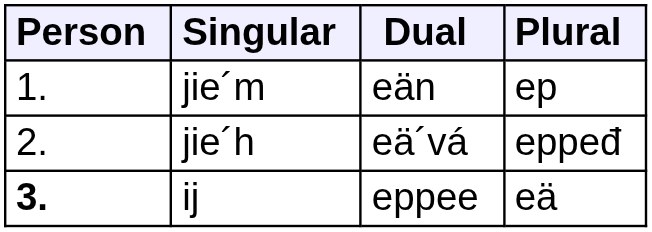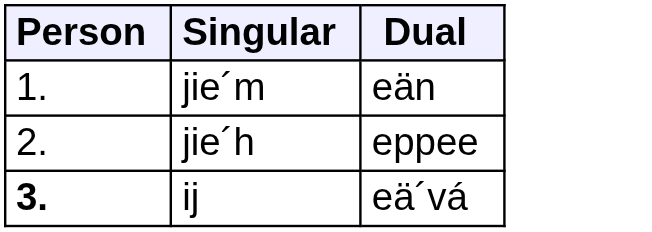- column: (568, 32)
(420, 142) eä´vá -> (425, 142) eppee
(425, 197) eppee -> (420, 197) eä´vá
